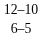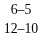rows swapped: (21, 28) <-> (21, 9)
